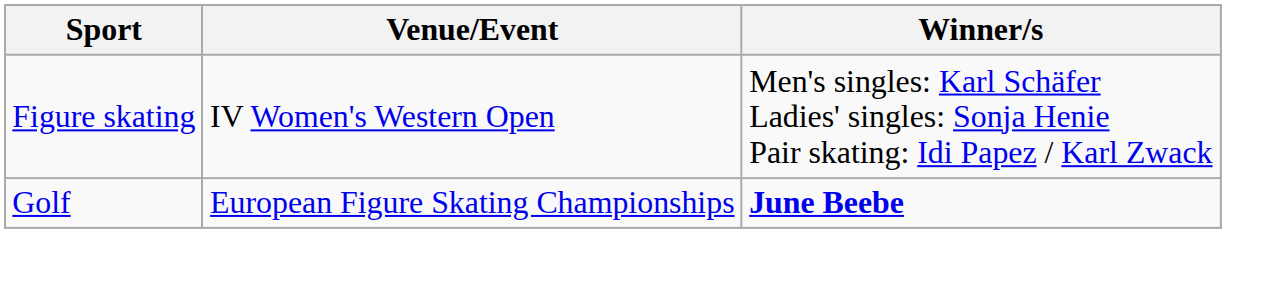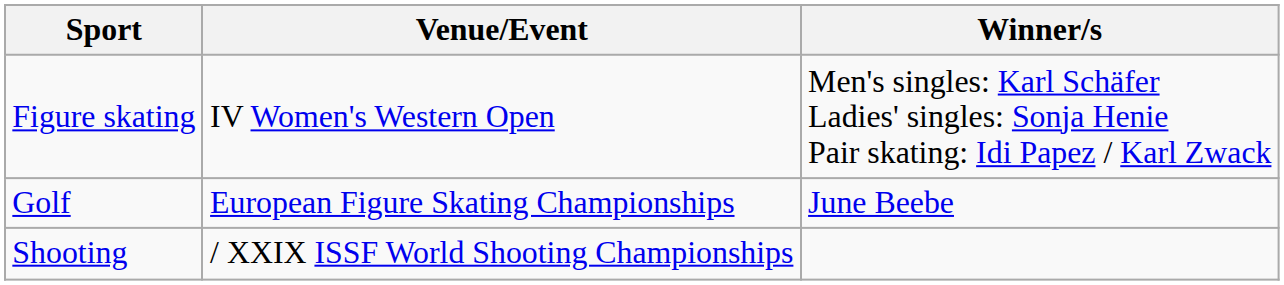(827, 202) bold -> (881, 202) normal
+ row: (70, 252)
